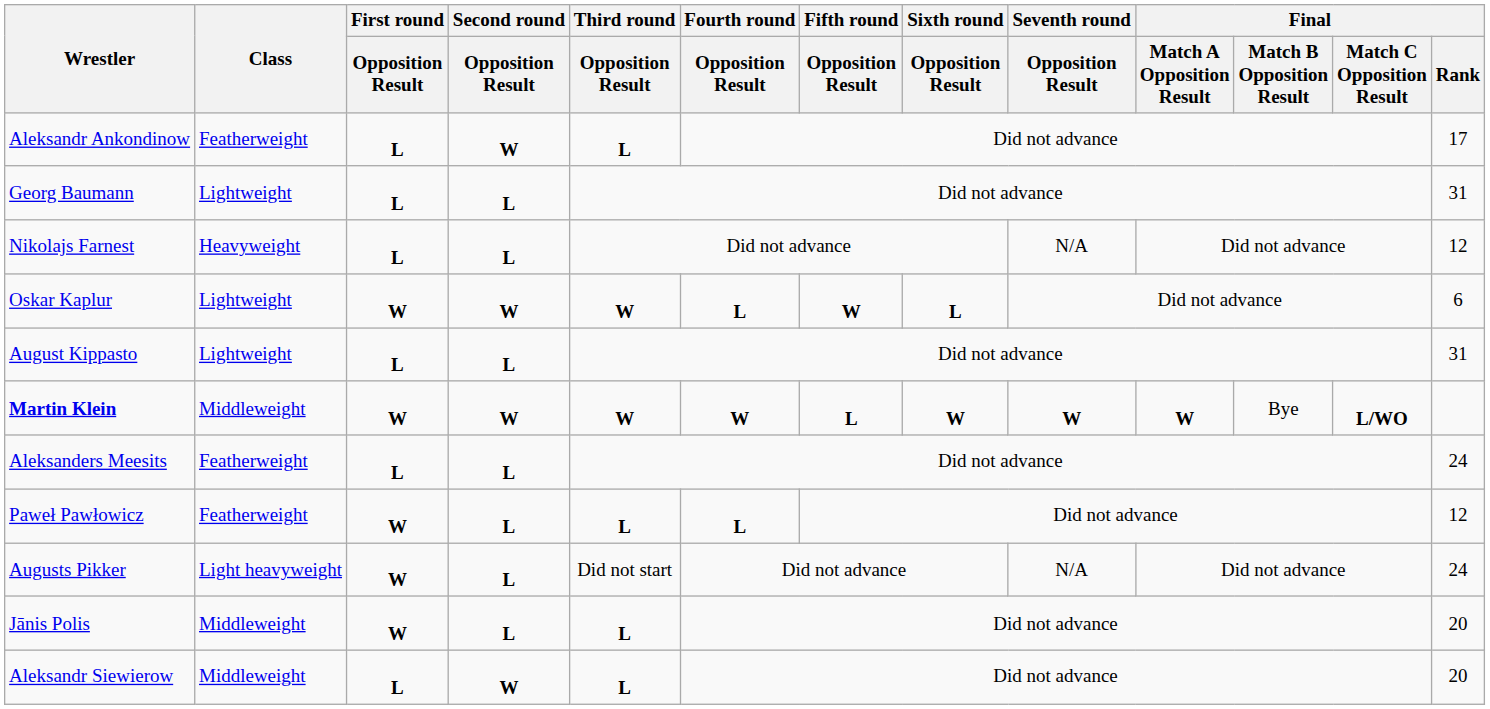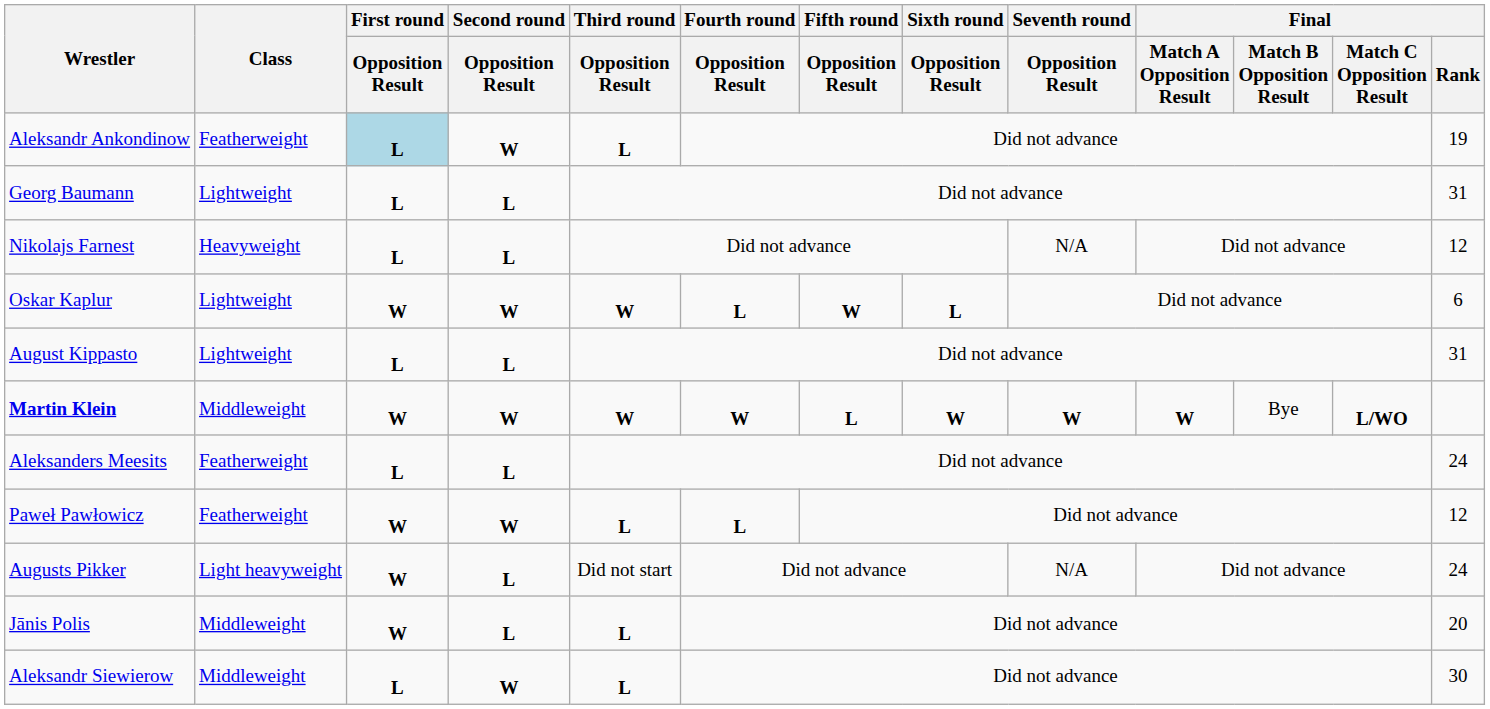(397, 150) no background -> (397, 150) lightblue background
(1458, 139) 17 -> (1458, 139) 19
(509, 527) L -> (509, 527) W
(1458, 677) 20 -> (1458, 677) 30
